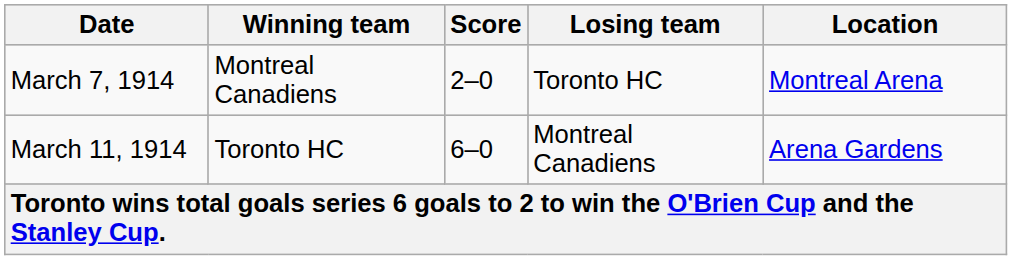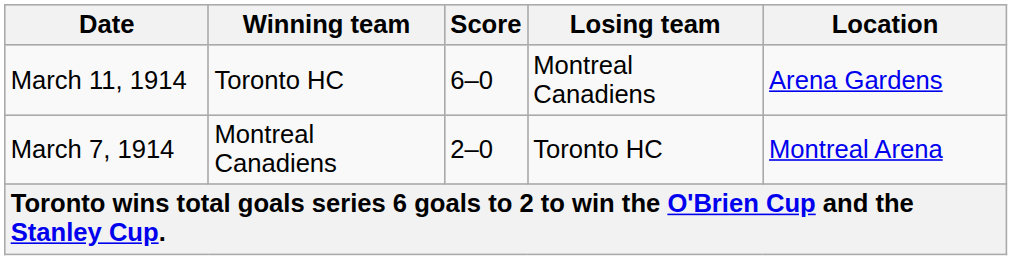rows swapped: (93, 79) <-> (99, 149)
